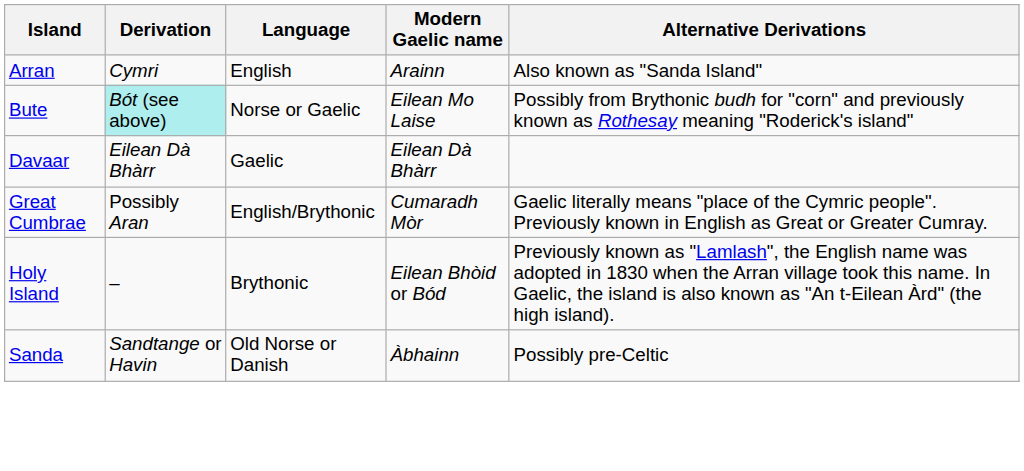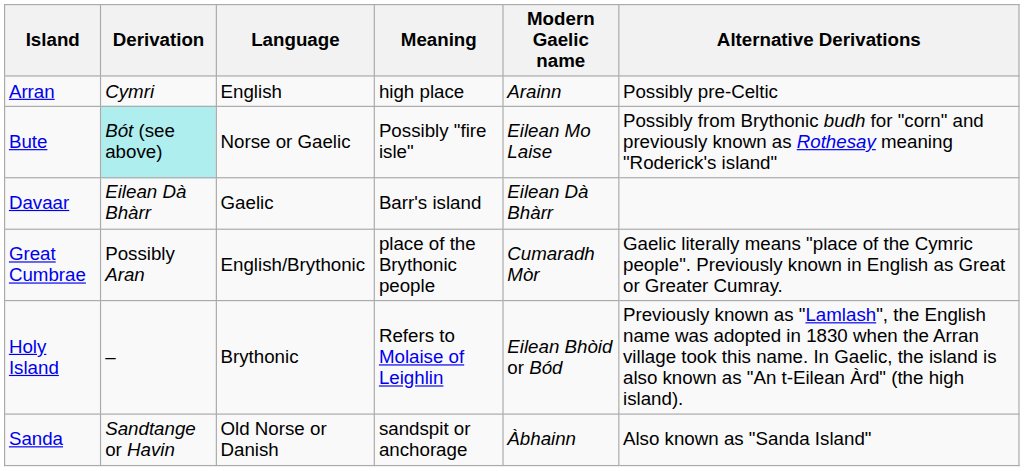+ column: (439, 40)
(638, 70) Also known as "Sanda Island" -> (700, 91) Possibly pre-Celtic
(591, 355) Possibly pre-Celtic -> (747, 439) Also known as "Sanda Island"
